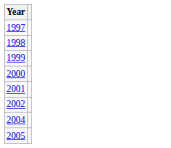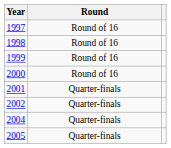+ column: (95, 12)
